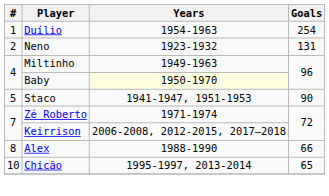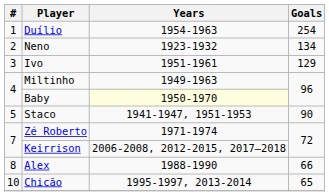(307, 47) 131 -> (307, 47) 134
+ row: (34, 64)
